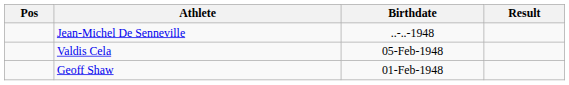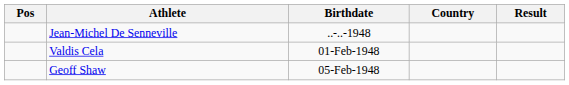+ column: (453, 13)
(412, 51) 05-Feb-1948 -> (349, 51) 01-Feb-1948
(412, 70) 01-Feb-1948 -> (349, 70) 05-Feb-1948
